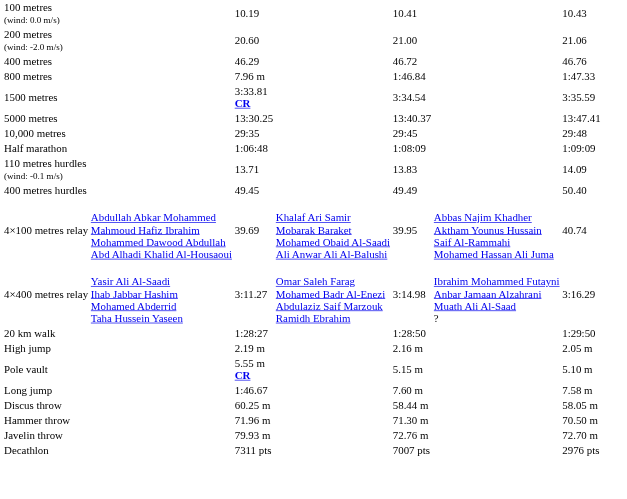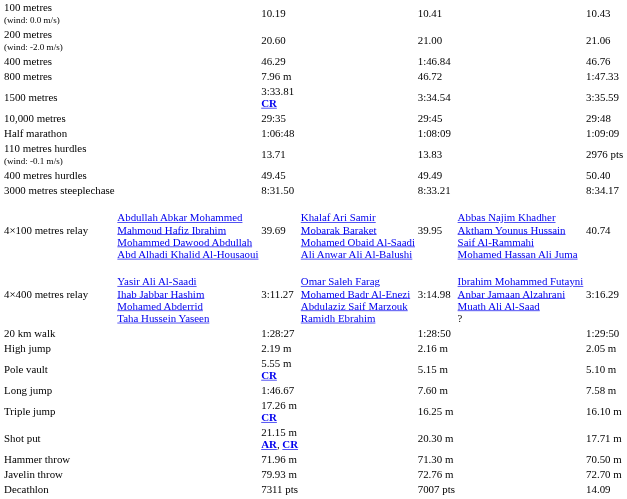(405, 61) 46.72 -> (434, 61) 1:46.84
(409, 76) 1:46.84 -> (430, 76) 46.72
- row: (31, 118)
(575, 169) 14.09 -> (605, 154) 2976 pts
+ row: (59, 190)
+ row: (30, 411)
+ row: (22, 439)
- row: (33, 405)
(581, 450) 2976 pts -> (598, 490) 14.09
